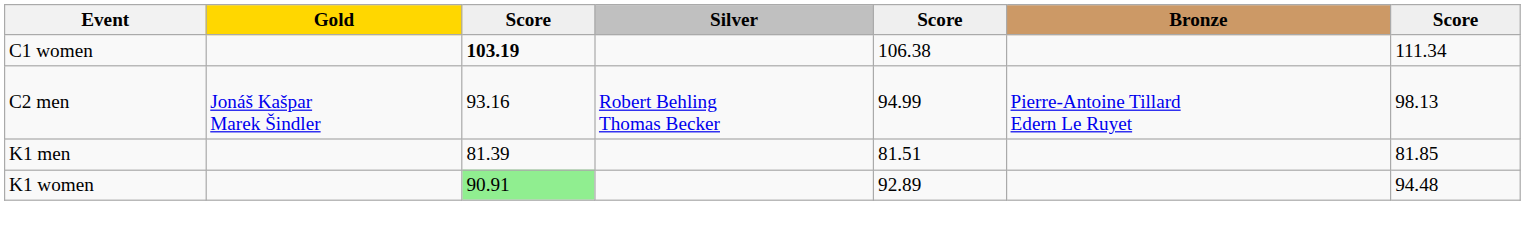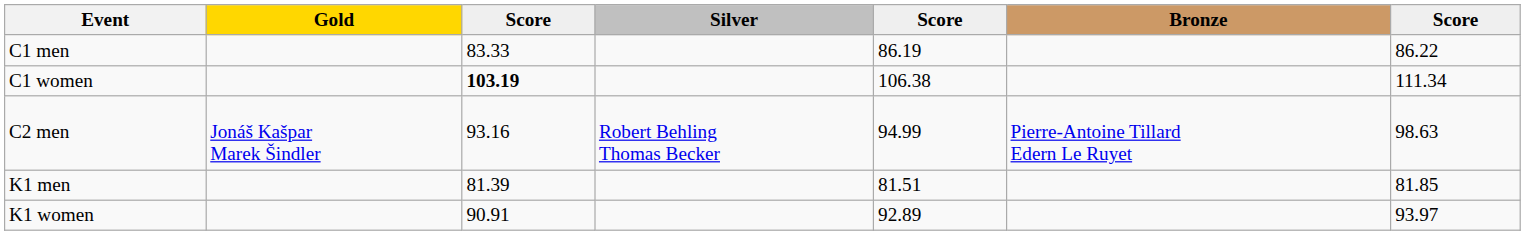+ row: (39, 50)
(1417, 102) 98.13 -> (1417, 132) 98.63
(488, 184) lightgreen background -> (488, 215) no background
(1417, 184) 94.48 -> (1417, 215) 93.97
